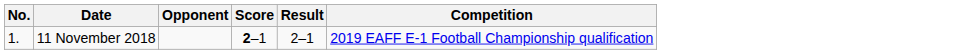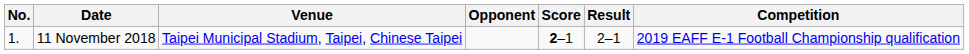+ column: (312, 15)
